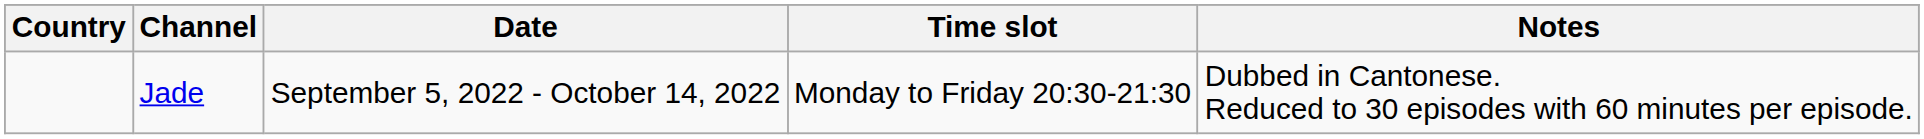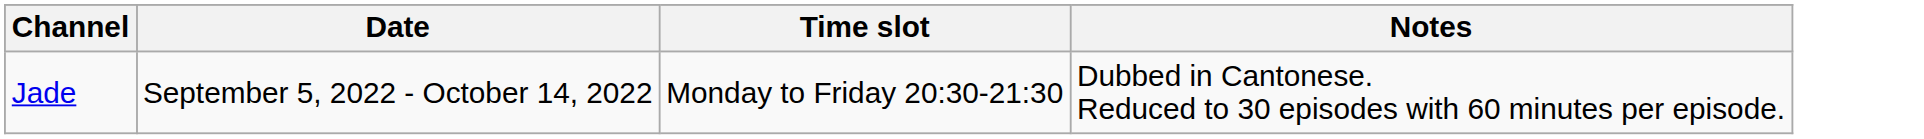- column: (69, 28)
